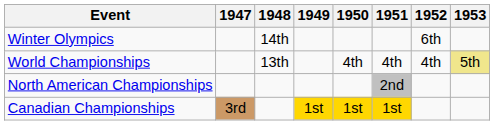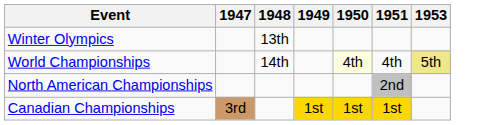- column: (431, 16)
(275, 39) 14th -> (275, 39) 13th
(275, 62) 13th -> (275, 62) 14th
(353, 62) no background -> (353, 62) lightyellow background
